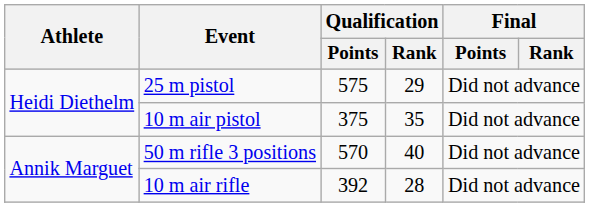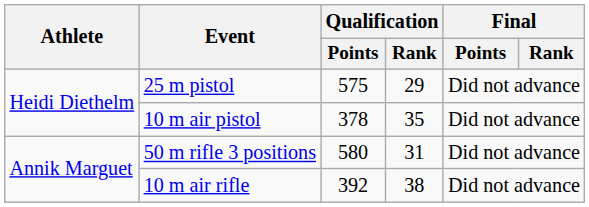(353, 119) 375 -> (353, 119) 378
(353, 152) 570 -> (353, 152) 580
(414, 152) 40 -> (414, 152) 31
(414, 185) 28 -> (414, 185) 38
